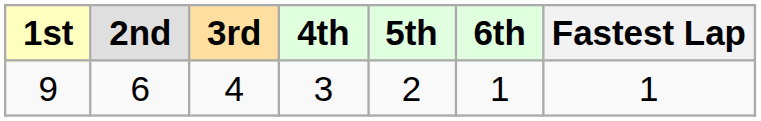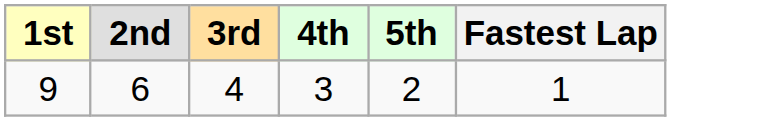- column: (500, 33)
